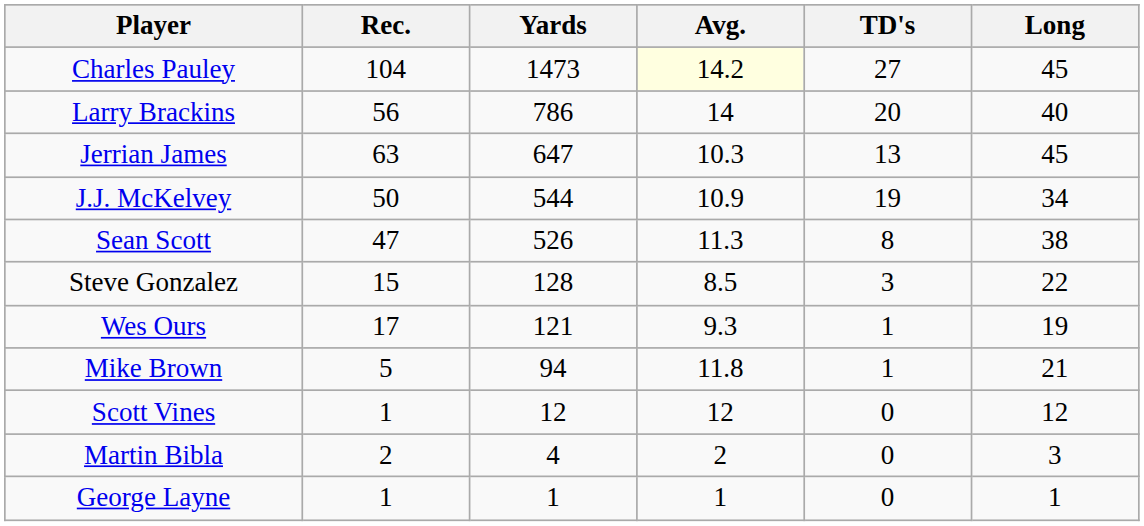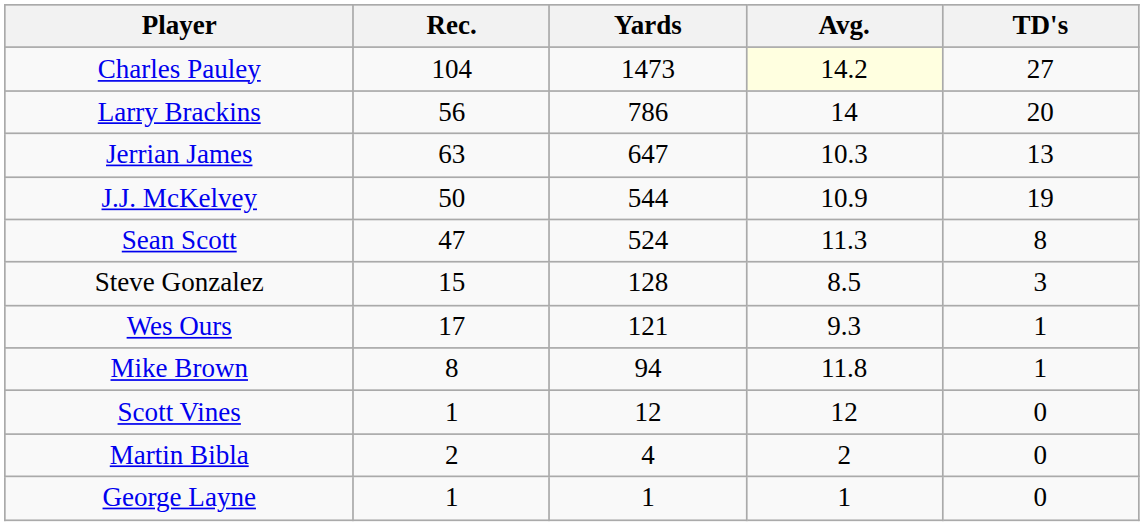- column: (1055, 25)
(553, 240) 526 -> (648, 240) 524
(386, 369) 5 -> (452, 369) 8
